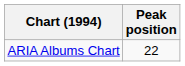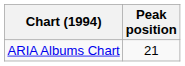(151, 50) 22 -> (151, 50) 21
